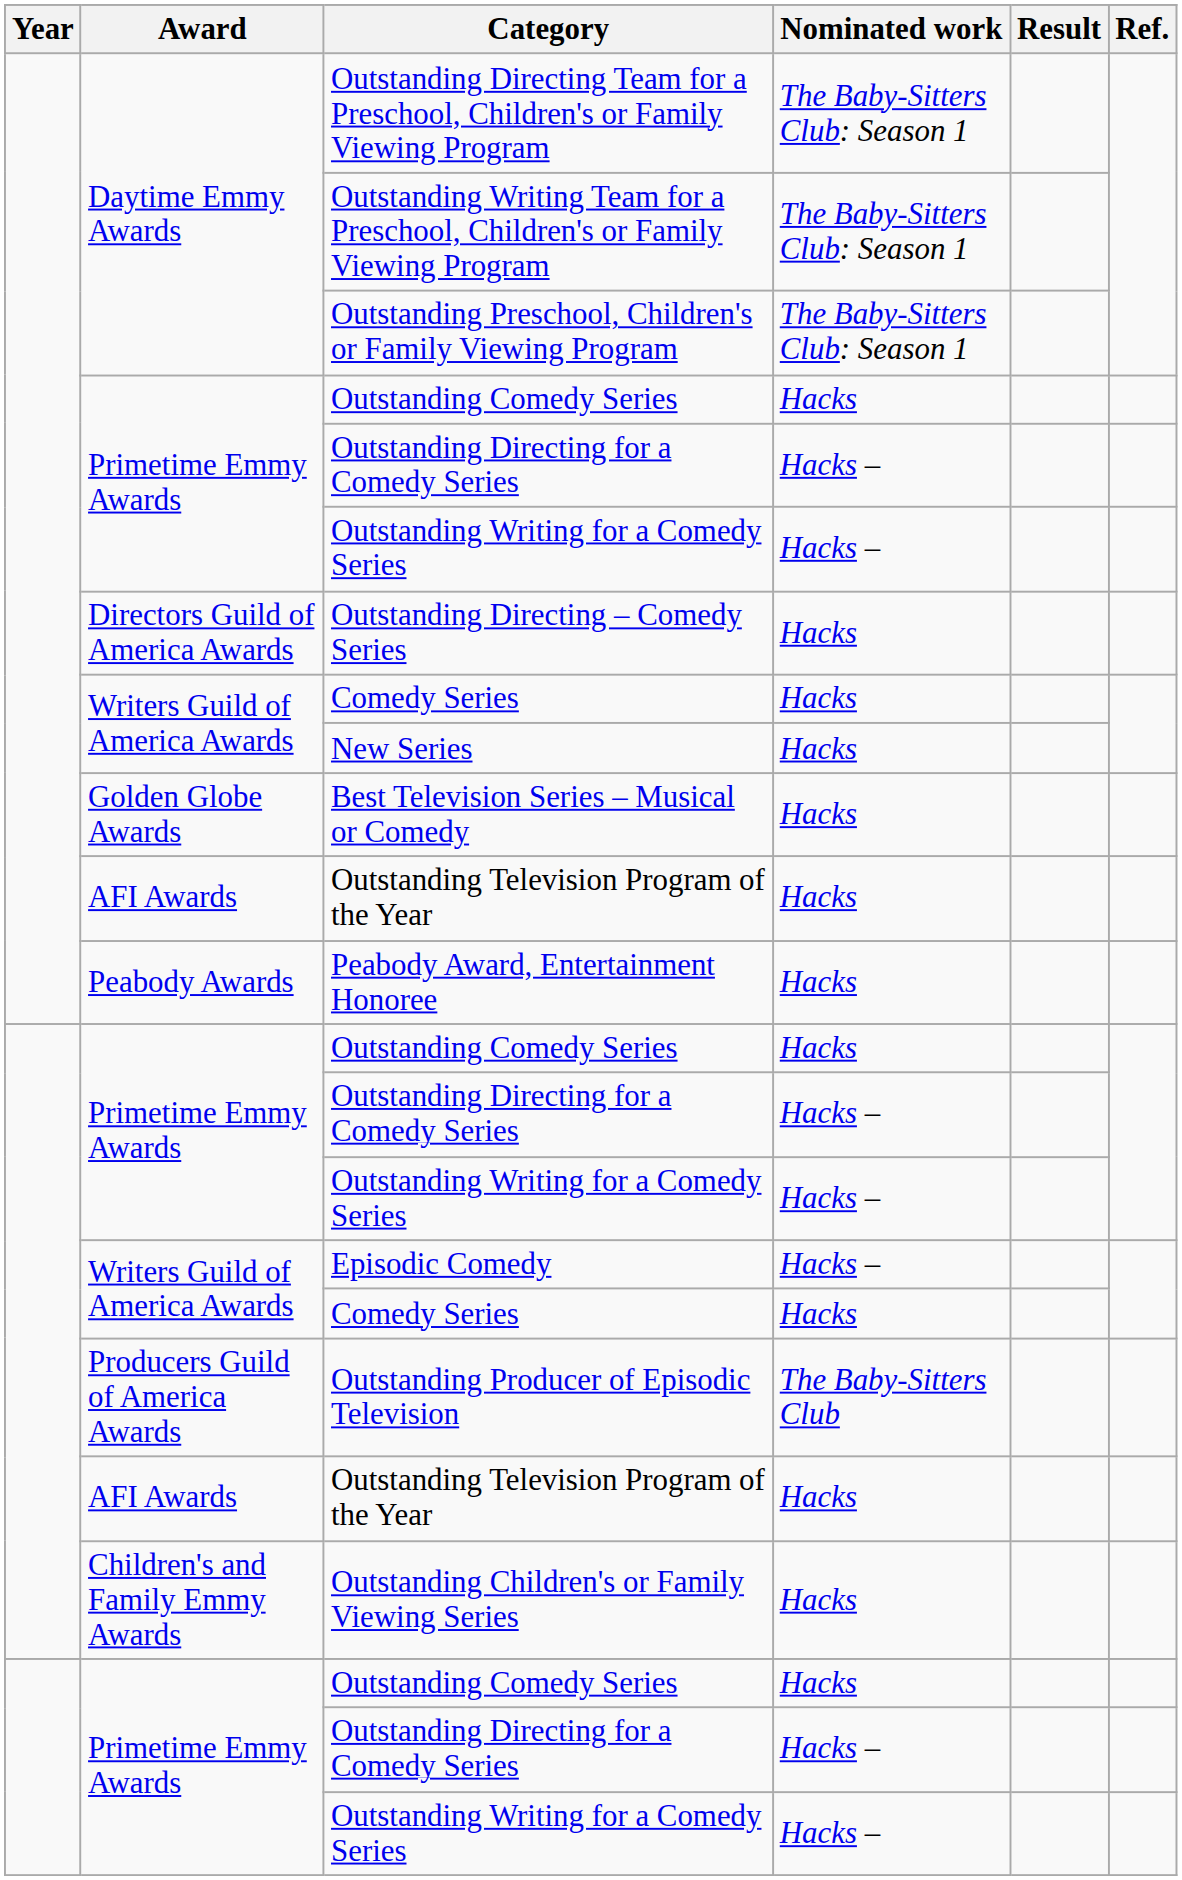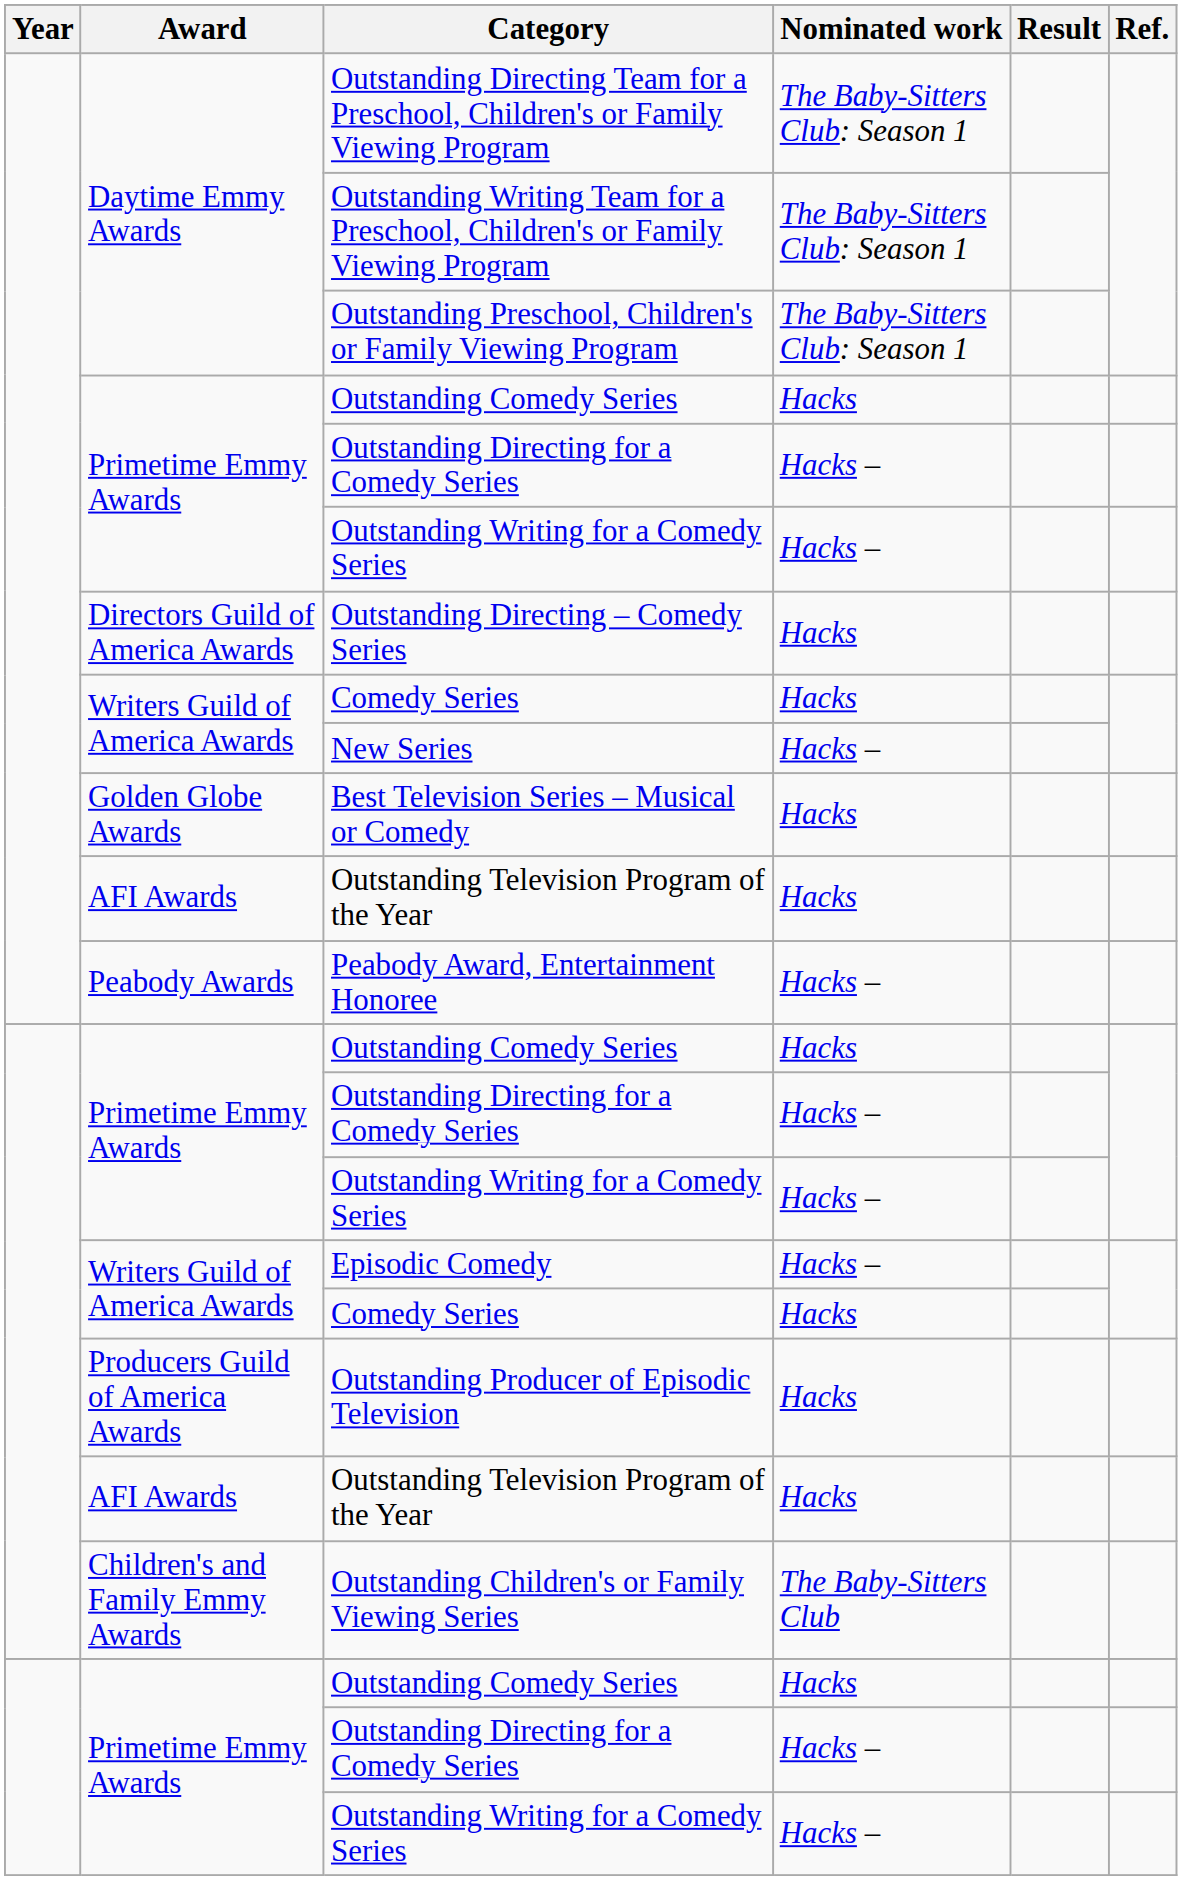(818, 747) Hacks -> (830, 747) Hacks –
(818, 981) Hacks -> (830, 981) Hacks –
(883, 1396) The Baby-Sitters Club -> (818, 1396) Hacks
(818, 1599) Hacks -> (883, 1599) The Baby-Sitters Club
